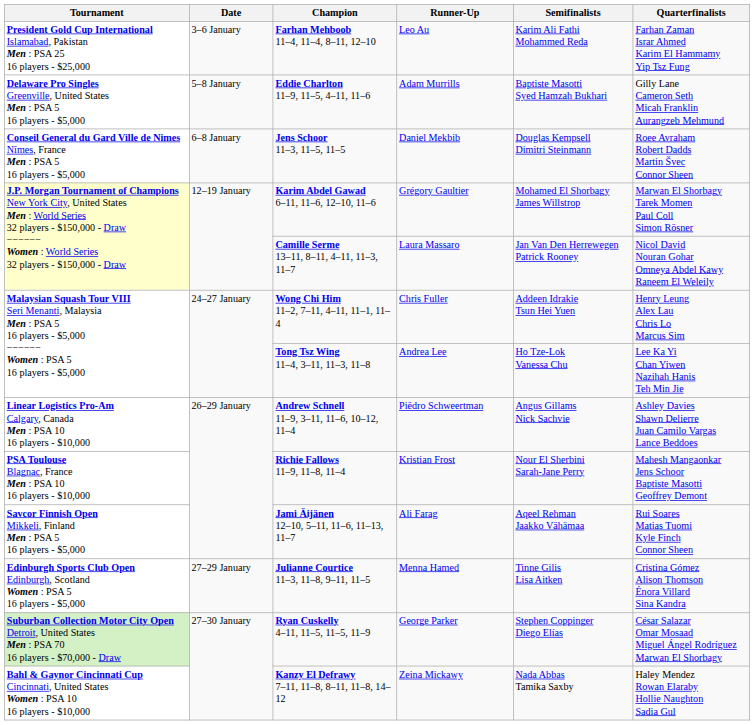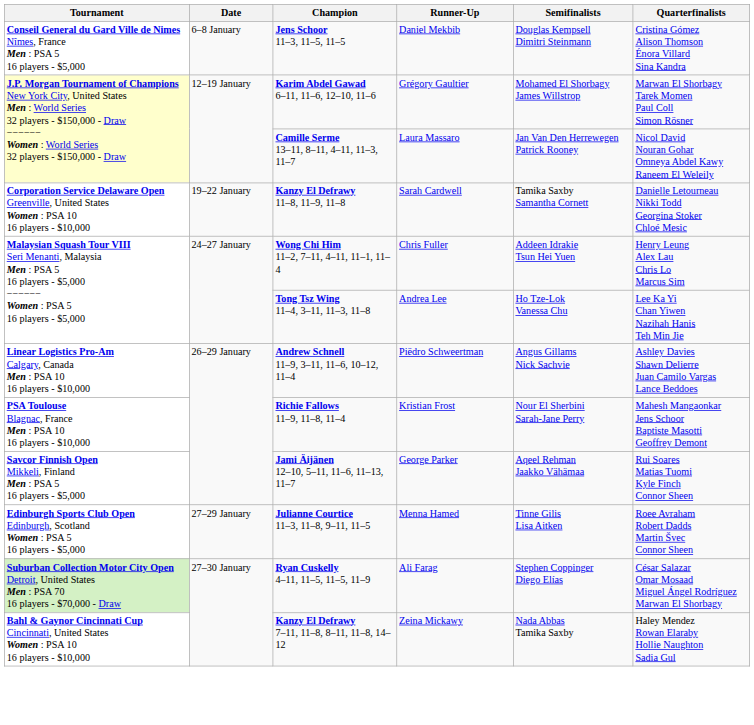- row: (326, 36)
- row: (323, 89)
(665, 155) Roee Avraham Robert Dadds Martin Švec Connor Sheen -> (669, 48) Cristina Gómez Alison Thomson Énora Villard Sina Kandra
+ row: (315, 197)
(418, 513) Ali Farag -> (428, 459) George Parker
(669, 585) Cristina Gómez Alison Thomson Énora Villard Sina Kandra -> (665, 532) Roee Avraham Robert Dadds Martin Švec Connor Sheen
(428, 621) George Parker -> (418, 567) Ali Farag
